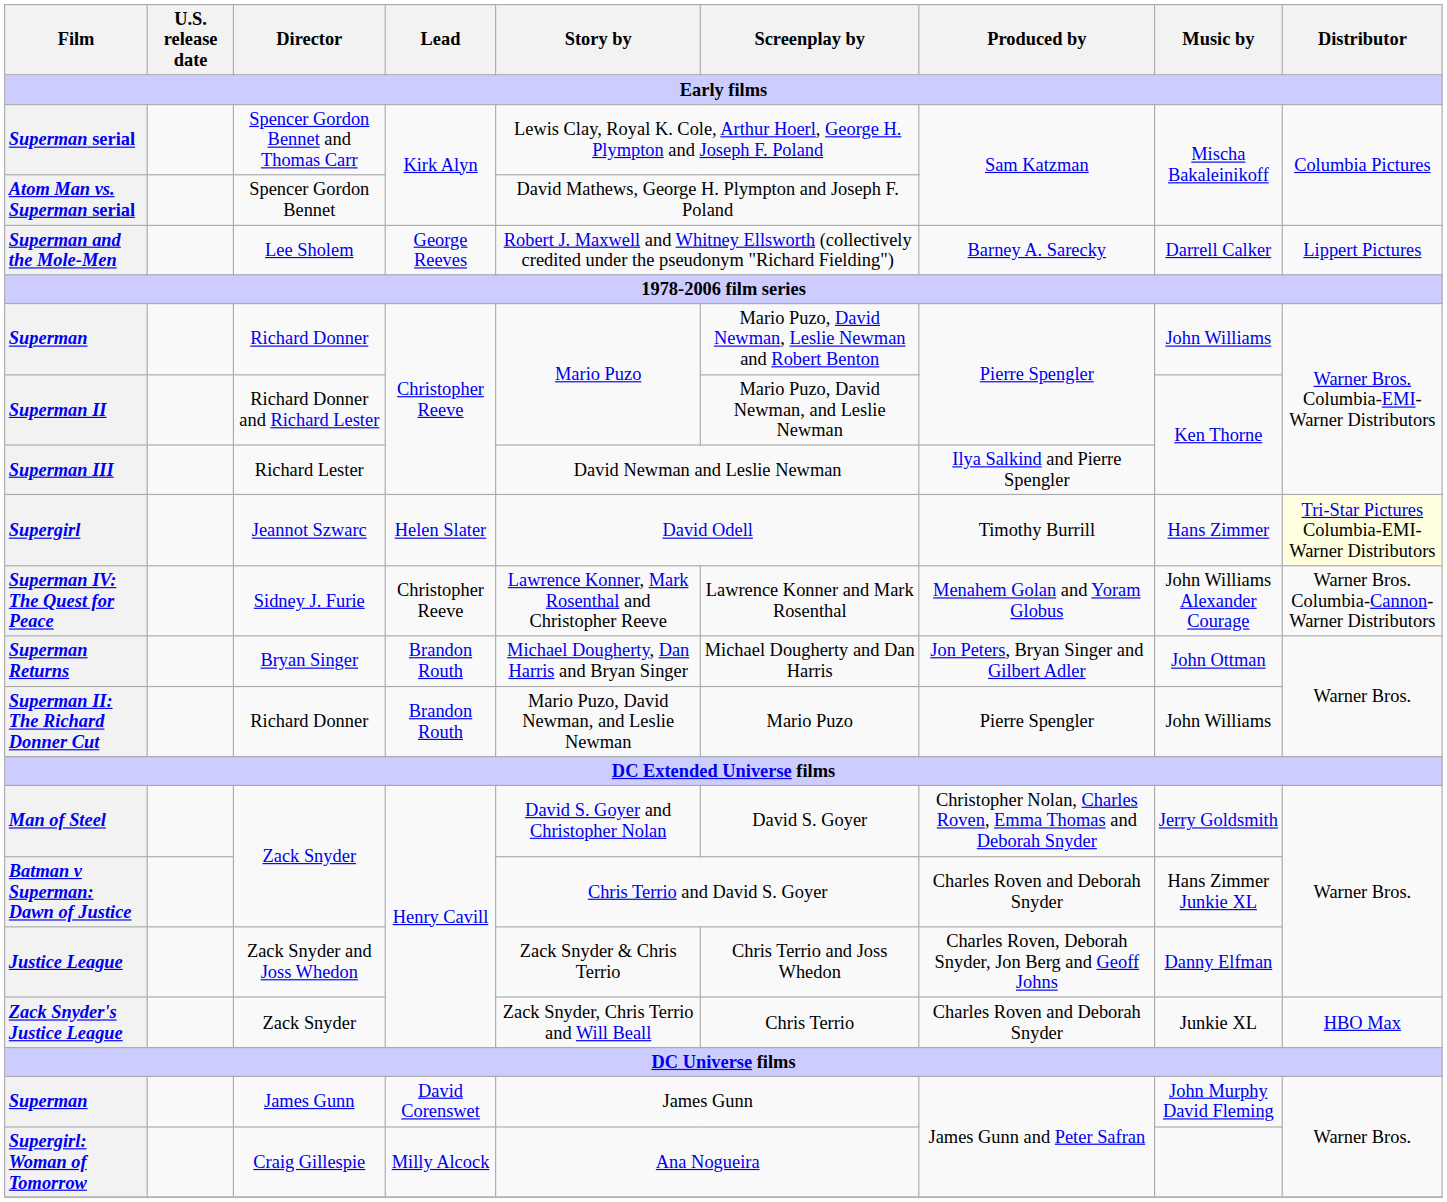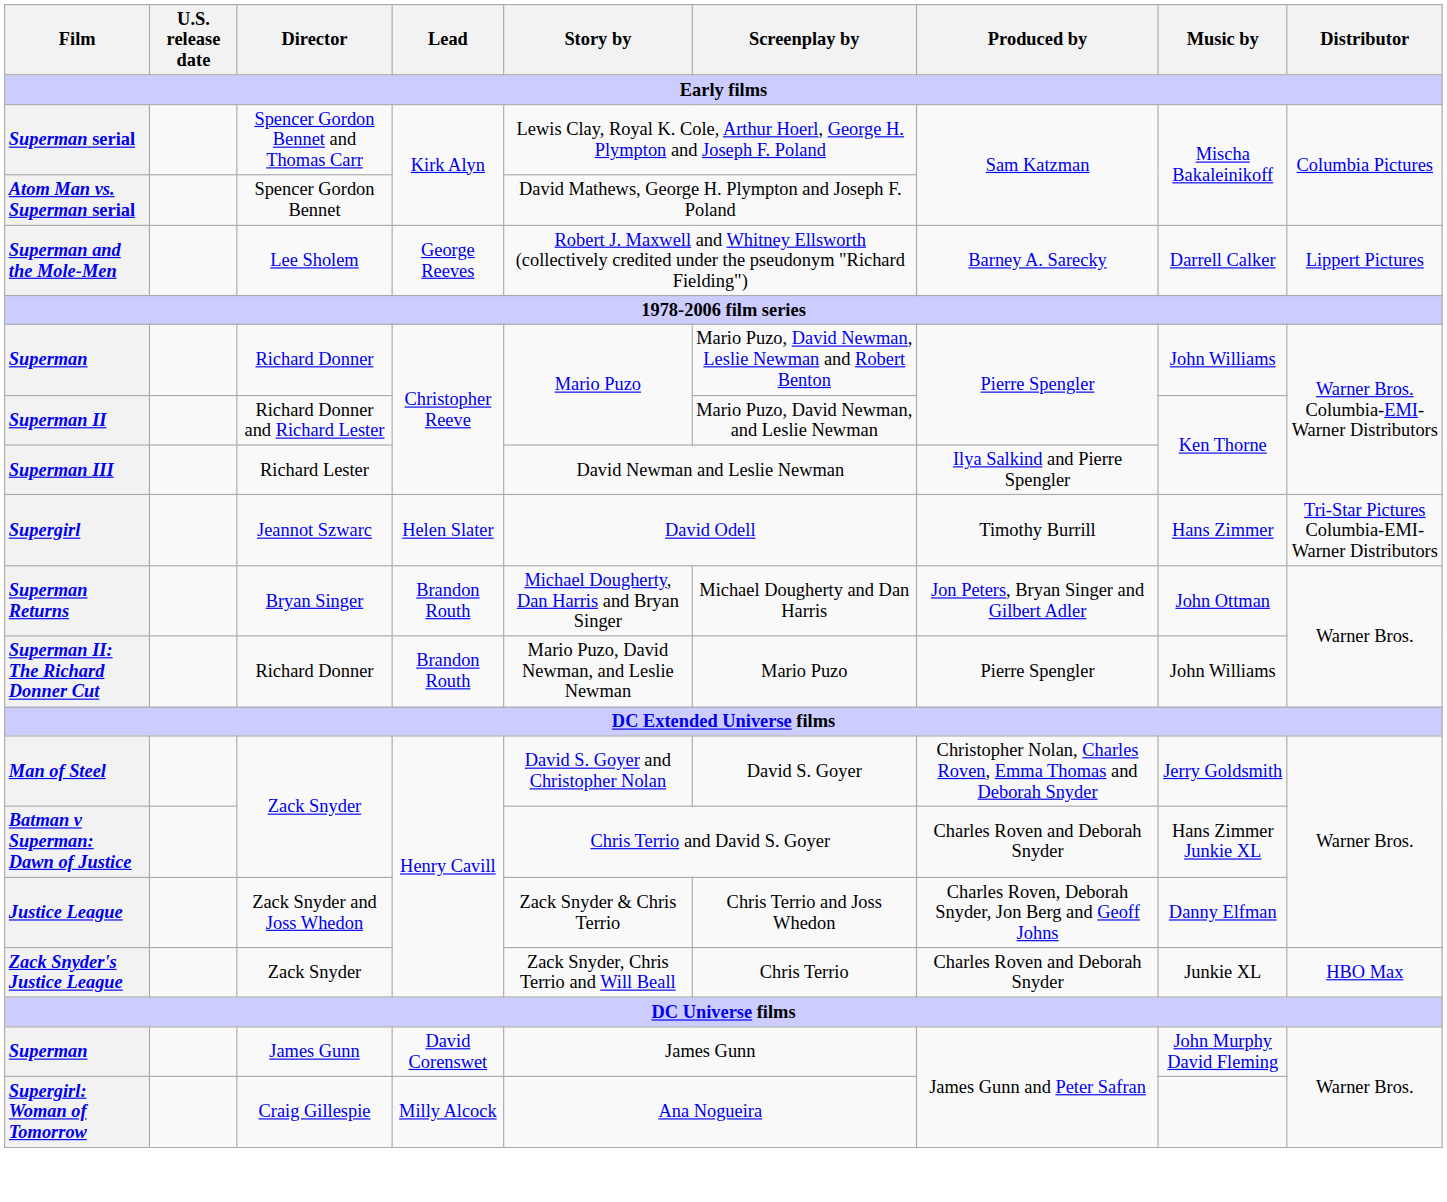(1362, 530) lightyellow background -> (1365, 530) no background
- row: (63, 600)
